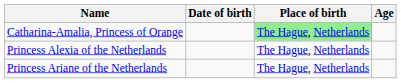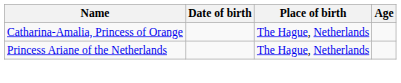(313, 31) lightgreen background -> (313, 31) no background
- row: (87, 50)
